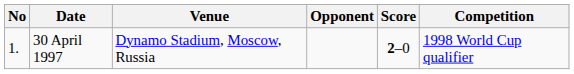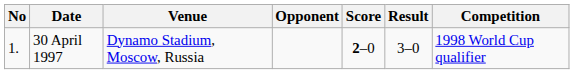+ column: (408, 16)
